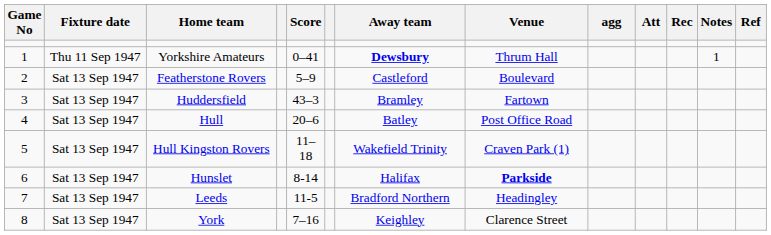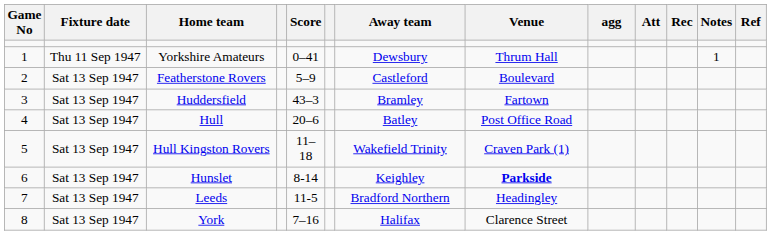(400, 57) bold -> (400, 57) normal
(400, 177) Halifax -> (400, 177) Keighley
(400, 219) Keighley -> (400, 219) Halifax
